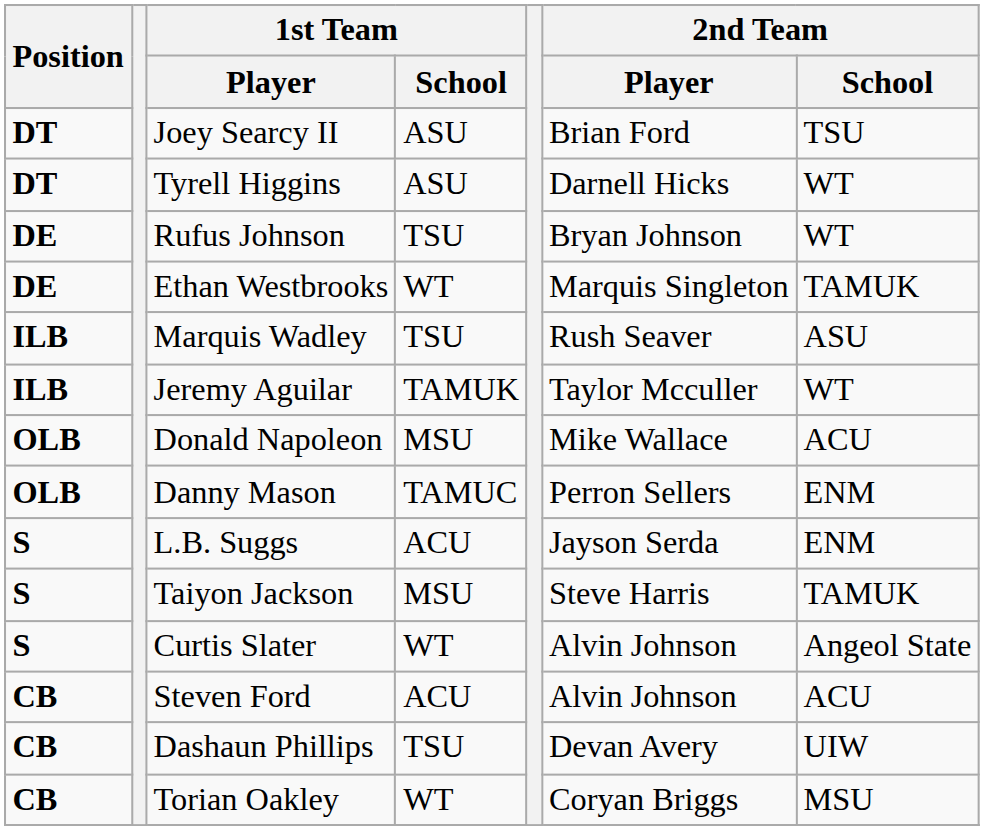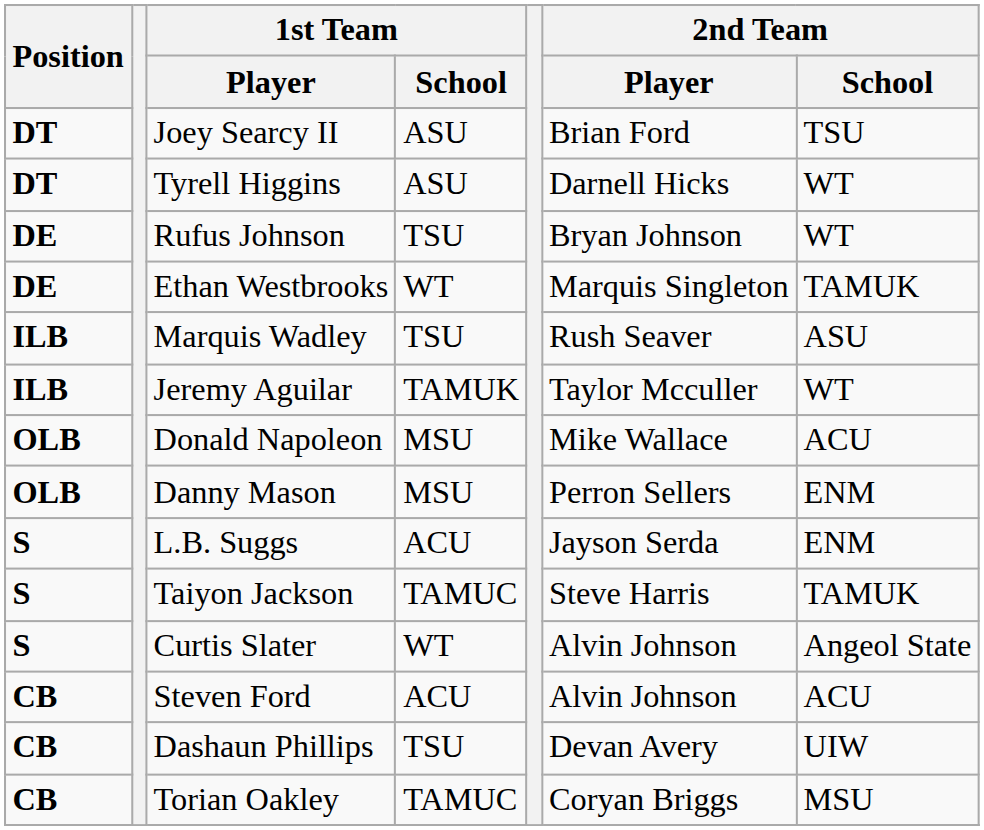(460, 491) TAMUC -> (438, 491) MSU
(438, 593) MSU -> (460, 593) TAMUC
(428, 798) WT -> (460, 798) TAMUC
